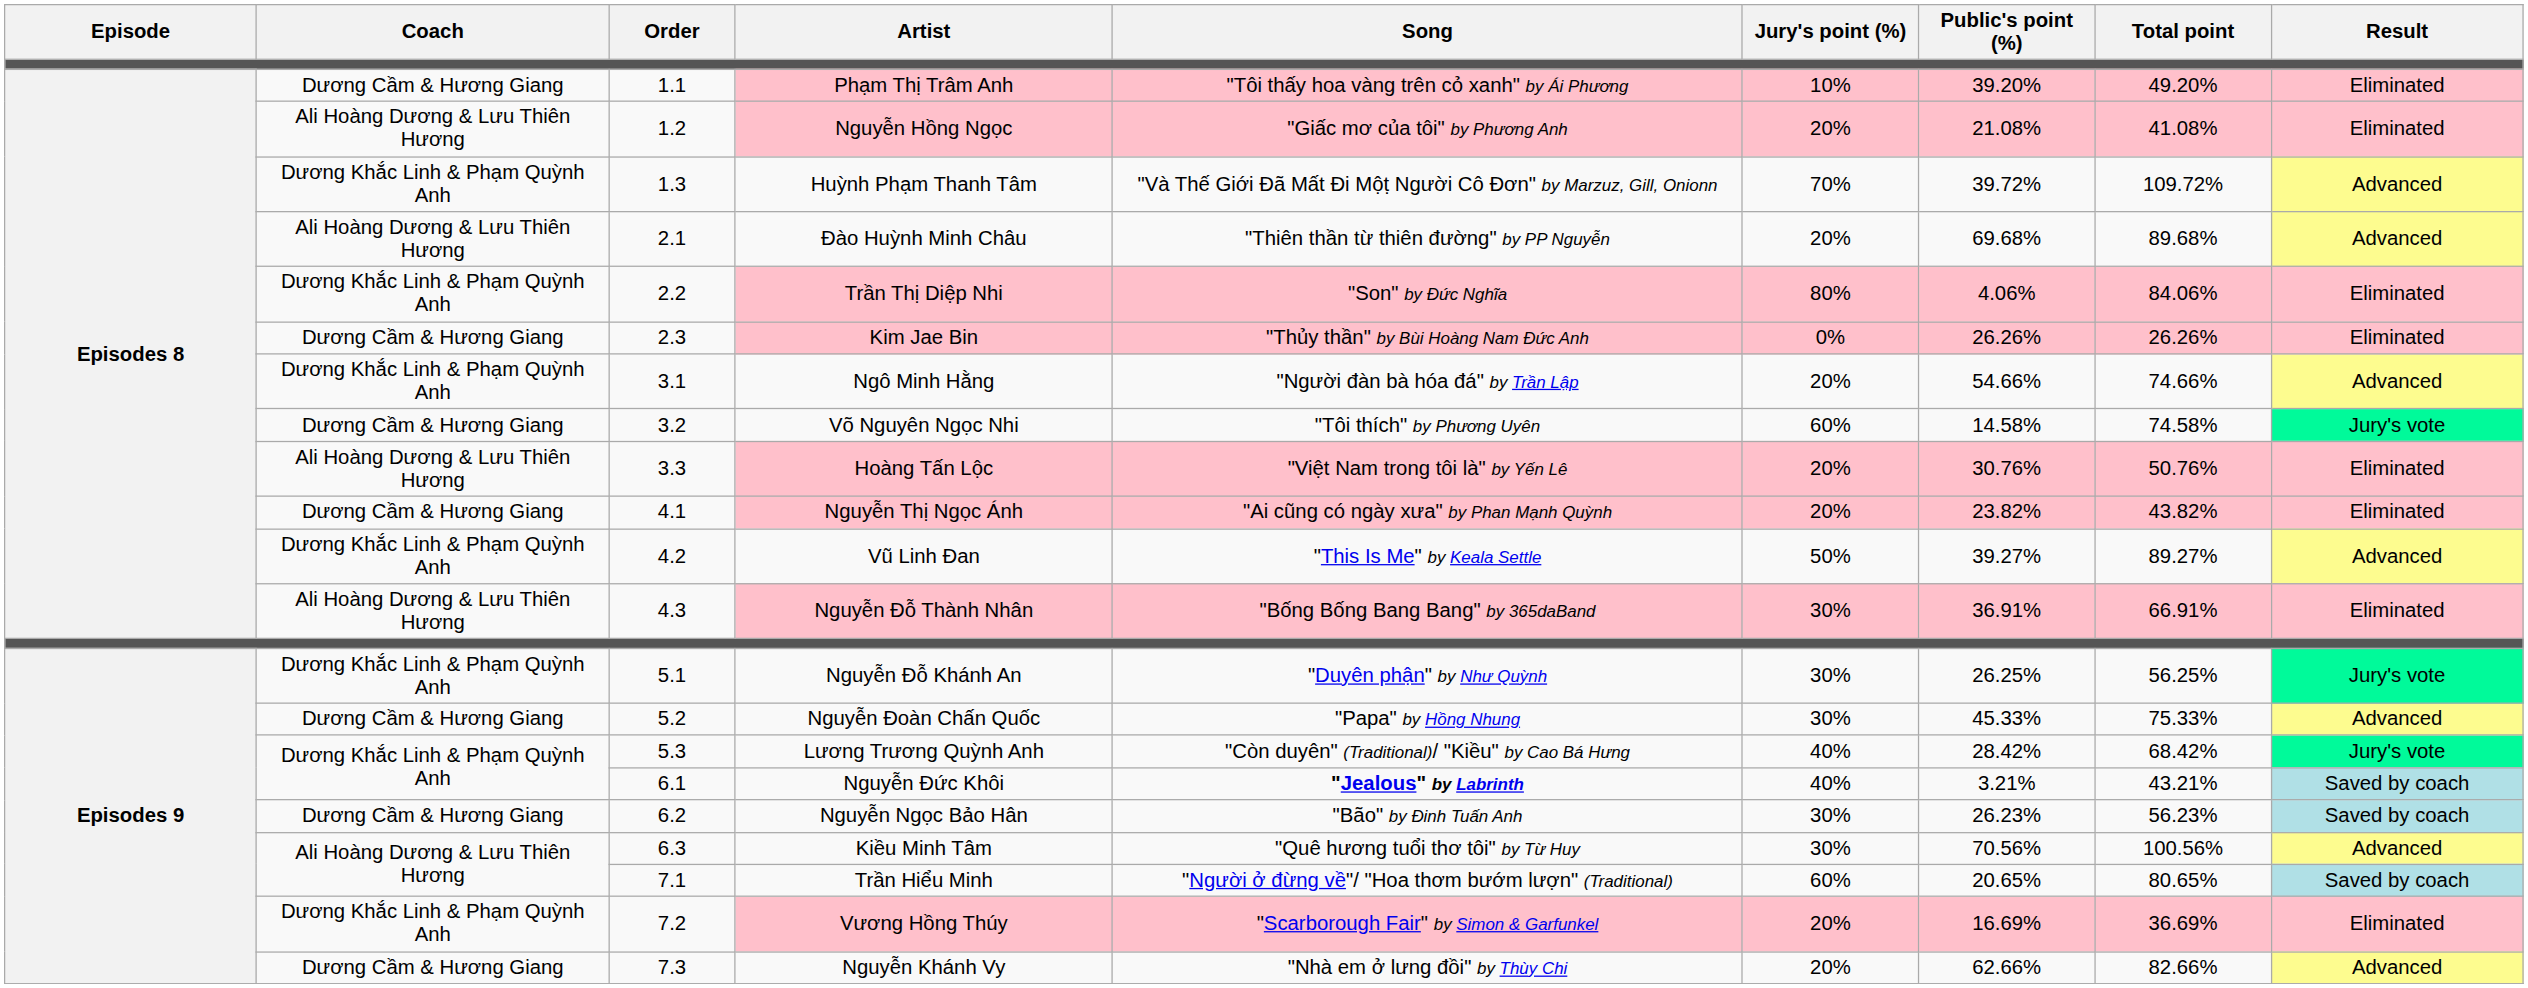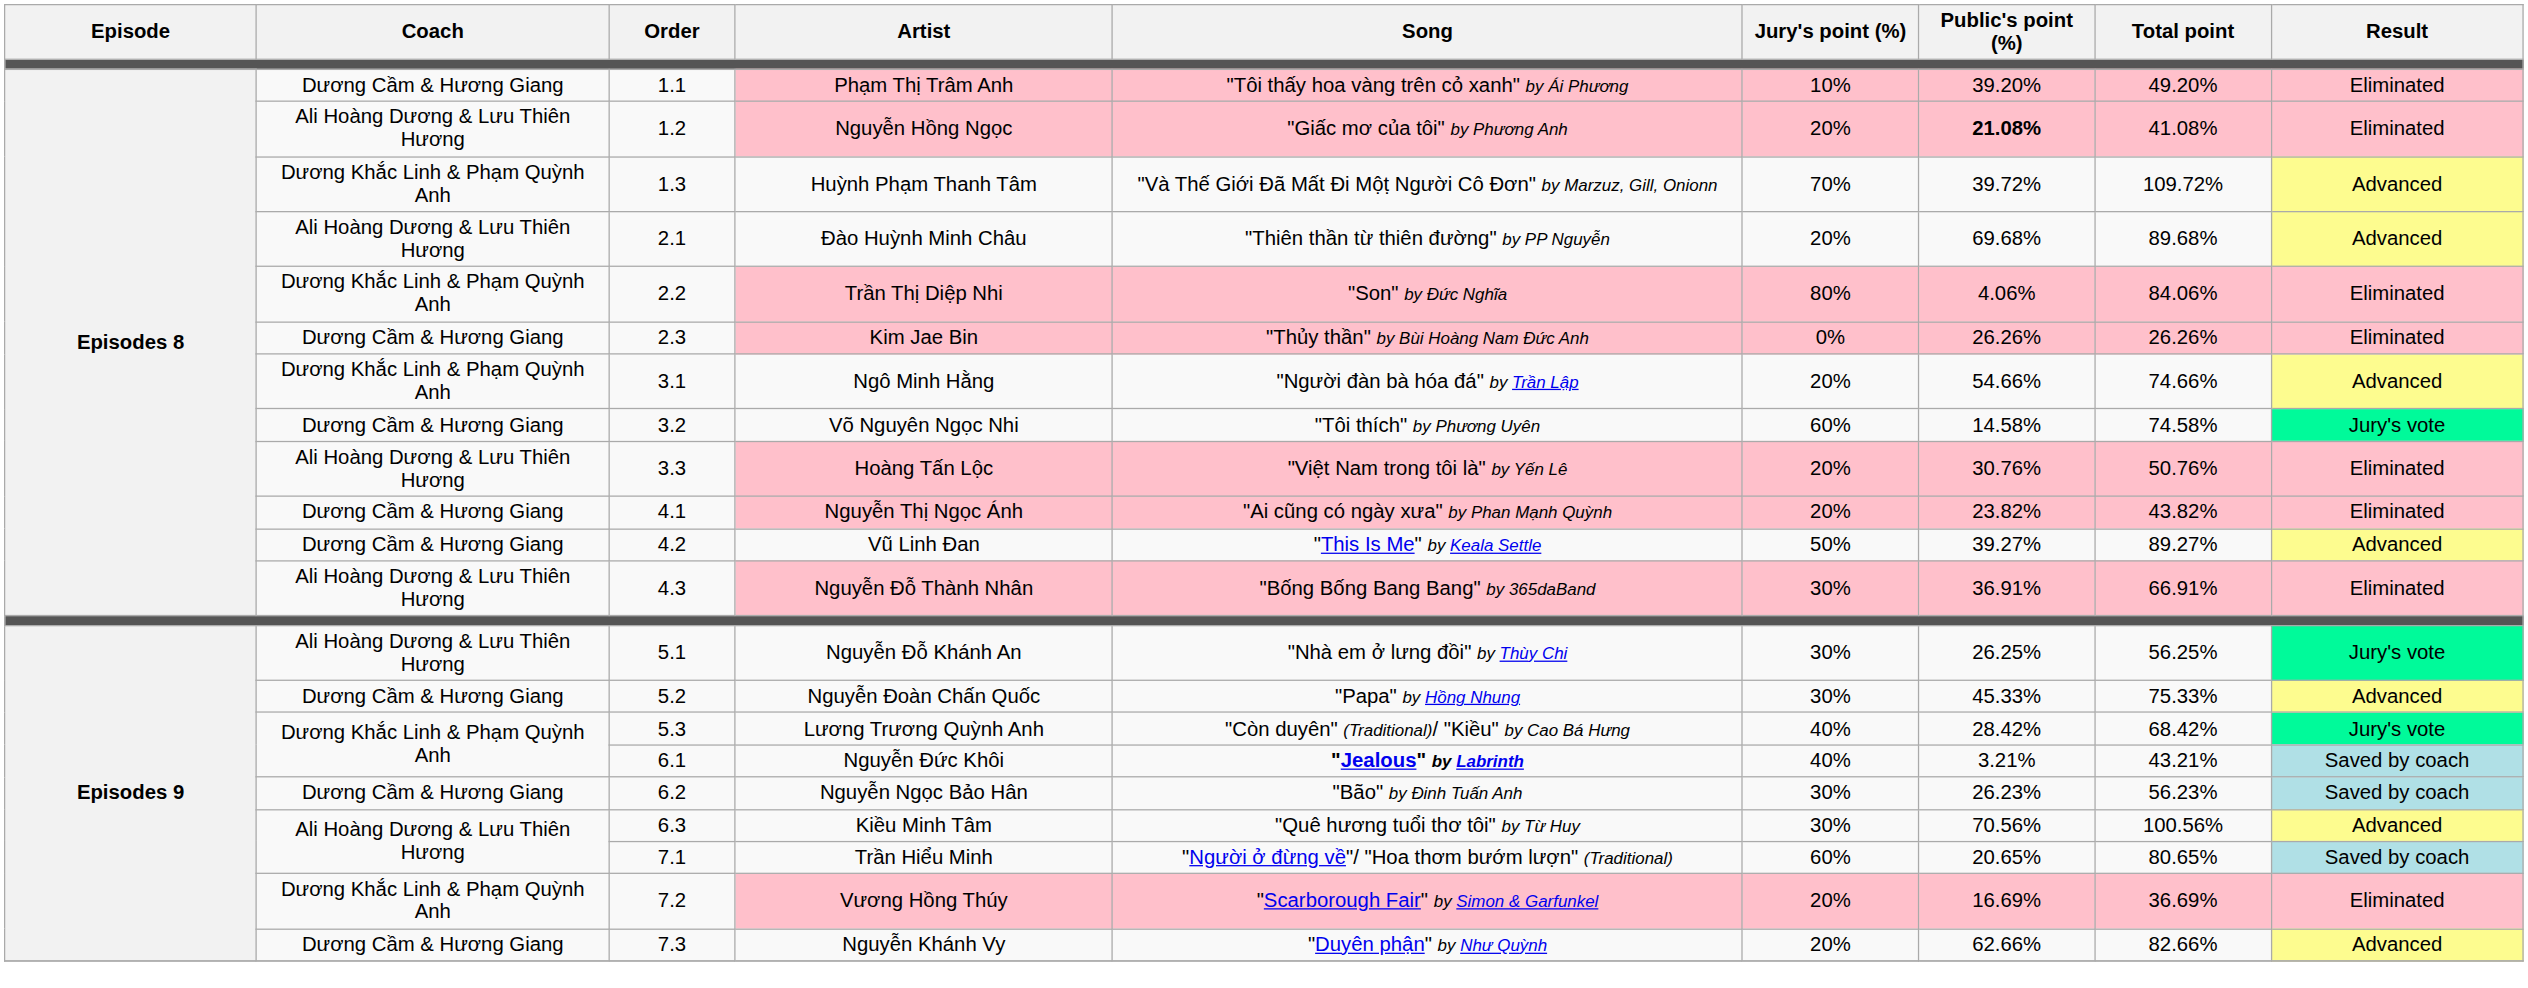(2007, 128) normal -> (2007, 128) bold
(433, 555) Dương Khắc Linh & Phạm Quỳnh Anh -> (433, 544) Dương Cầm & Hương Giang
(433, 675) Dương Khắc Linh & Phạm Quỳnh Anh -> (433, 652) Ali Hoàng Dương & Lưu Thiên Hương
(1428, 675) "Duyên phận" by Như Quỳnh -> (1428, 652) "Nhà em ở lưng đồi" by Thùy Chi
(1428, 967) "Nhà em ở lưng đồi" by Thùy Chi -> (1428, 944) "Duyên phận" by Như Quỳnh
